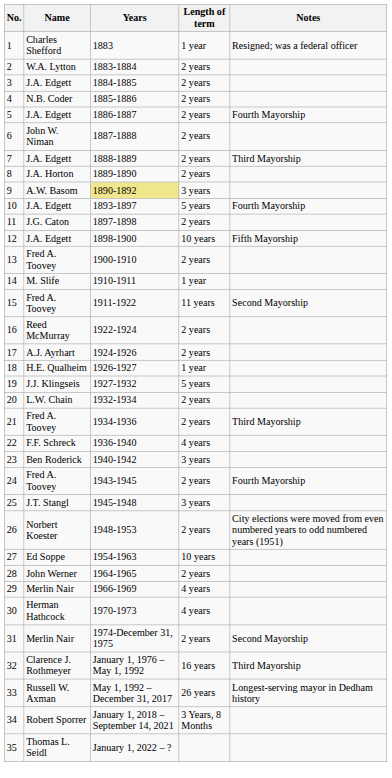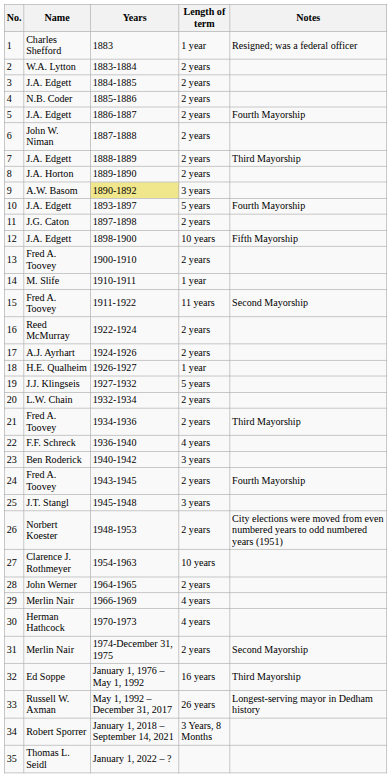(46, 557) Ed Soppe -> (49, 563) Clarence J. Rothmeyer
(49, 665) Clarence J. Rothmeyer -> (46, 677) Ed Soppe
